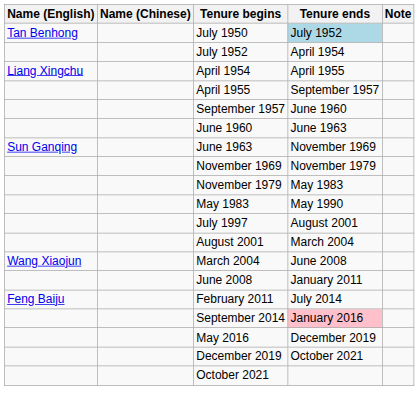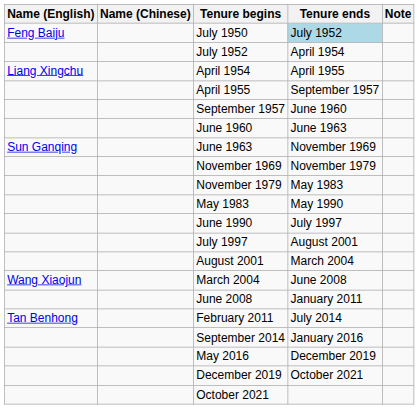(43, 33) Tan Benhong -> (36, 33) Feng Baiju
+ row: (224, 223)
(36, 299) Feng Baiju -> (43, 318) Tan Benhong
(327, 318) pink background -> (327, 337) no background
